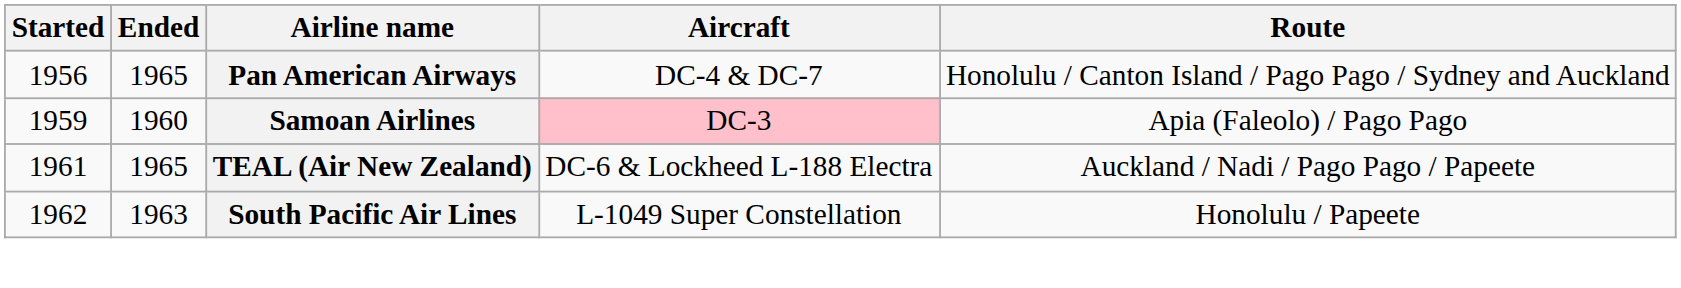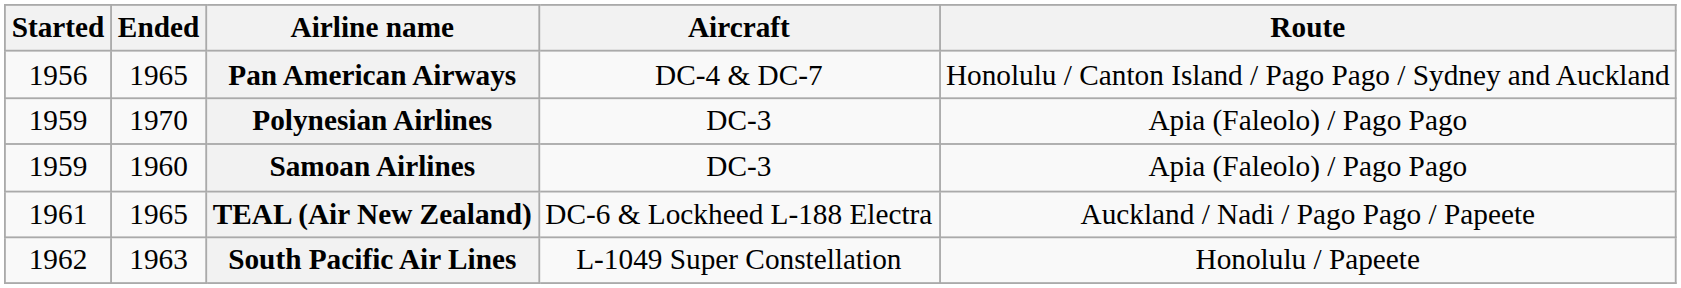+ row: (372, 120)
(739, 120) pink background -> (739, 167) no background
